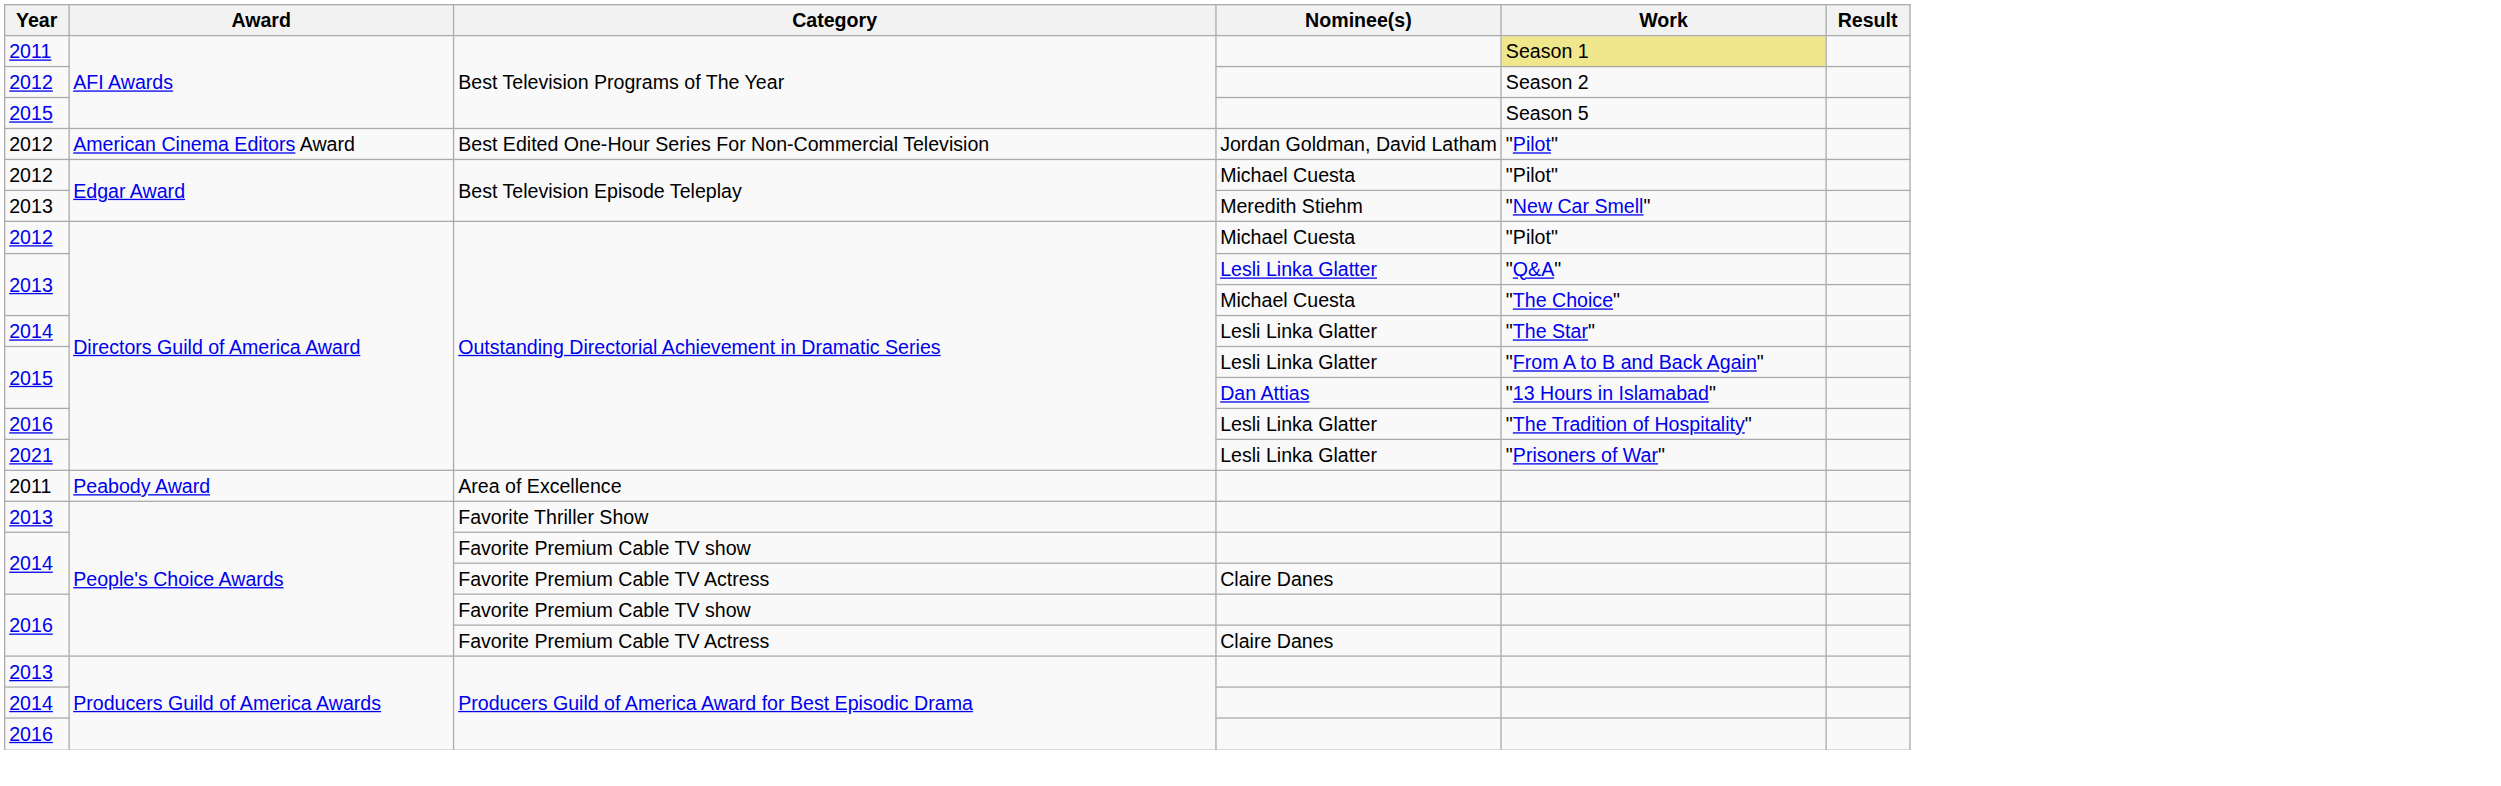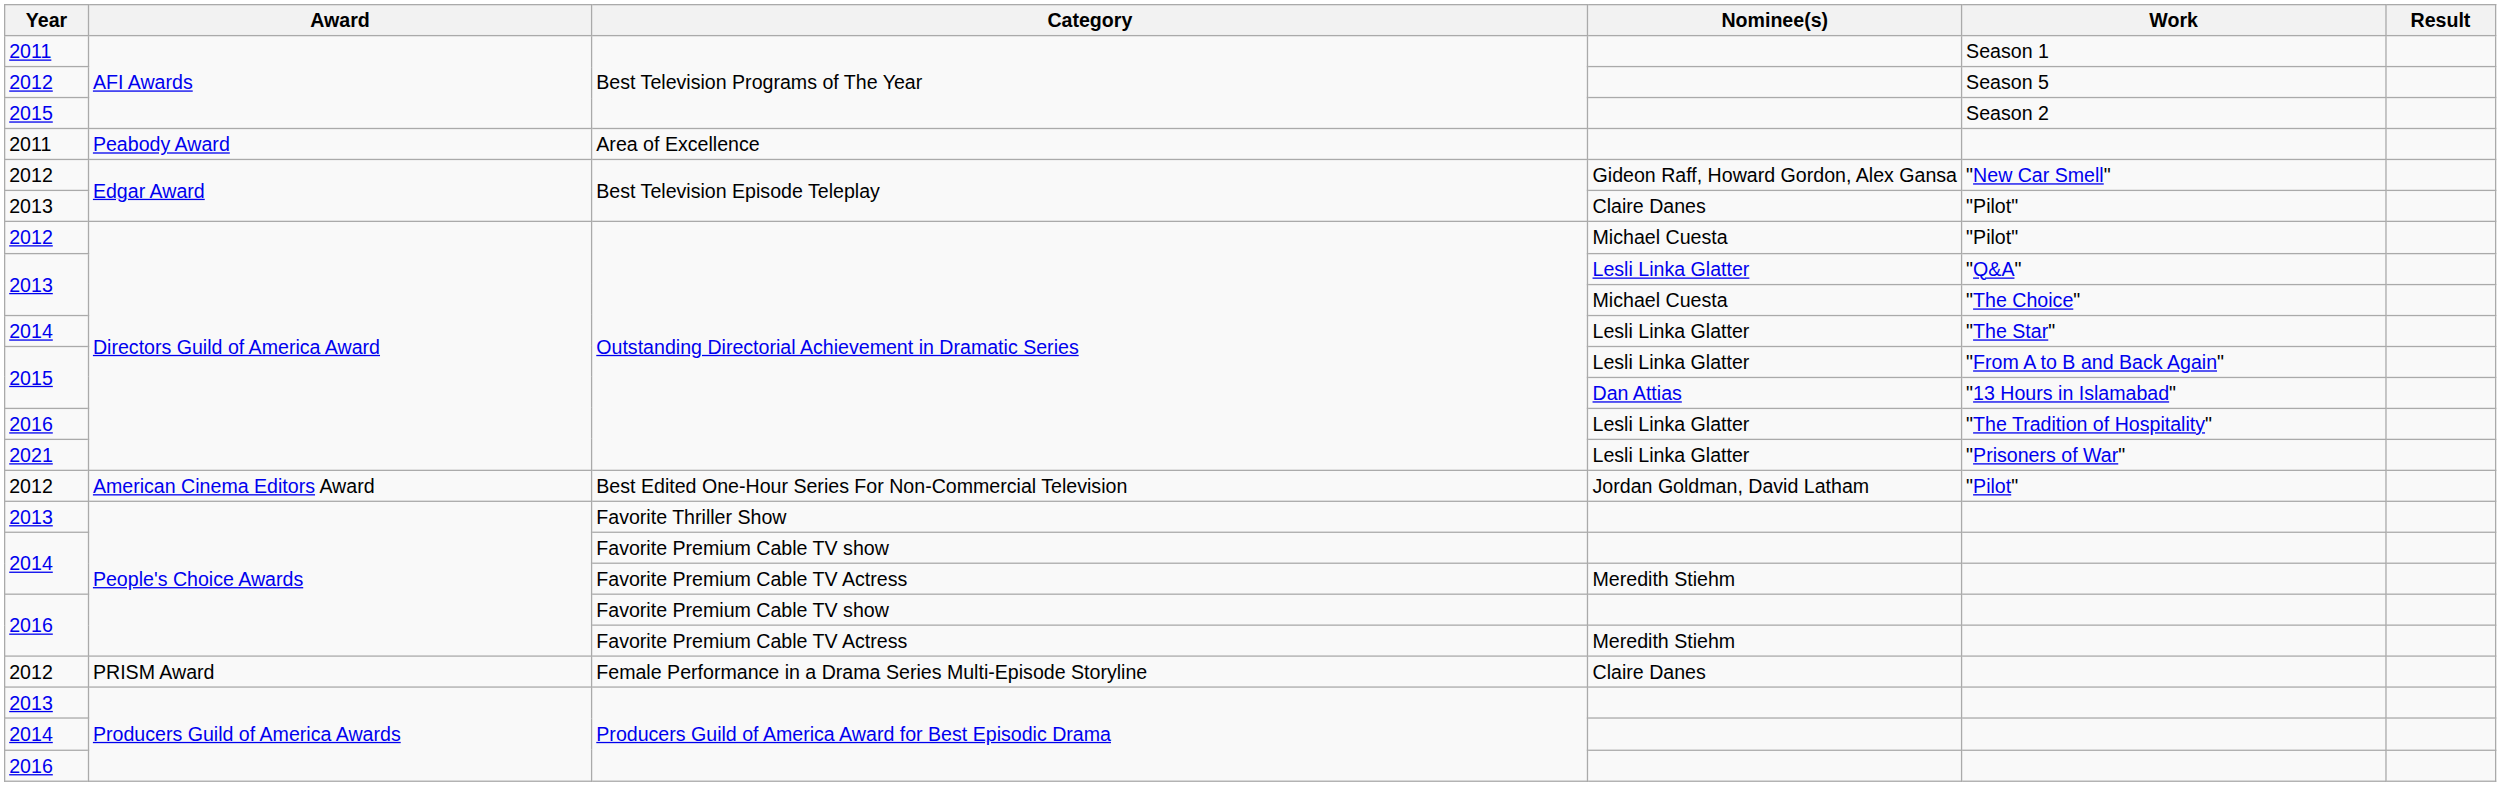(1547, 51) khaki background -> (2008, 51) no background
(1547, 82) Season 2 -> (2008, 82) Season 5
(1547, 113) Season 5 -> (2008, 113) Season 2
rows swapped: (31, 145) <-> (30, 486)
(1288, 176) Michael Cuesta -> (1775, 176) Gideon Raff, Howard Gordon, Alex Gansa
(1532, 176) "Pilot" -> (2038, 176) "New Car Smell"
(1291, 207) Meredith Stiehm -> (1649, 207) Claire Danes
(1578, 207) "New Car Smell" -> (1992, 207) "Pilot"
(1277, 579) Claire Danes -> (1664, 579) Meredith Stiehm
(1277, 641) Claire Danes -> (1664, 641) Meredith Stiehm
+ row: (31, 672)
